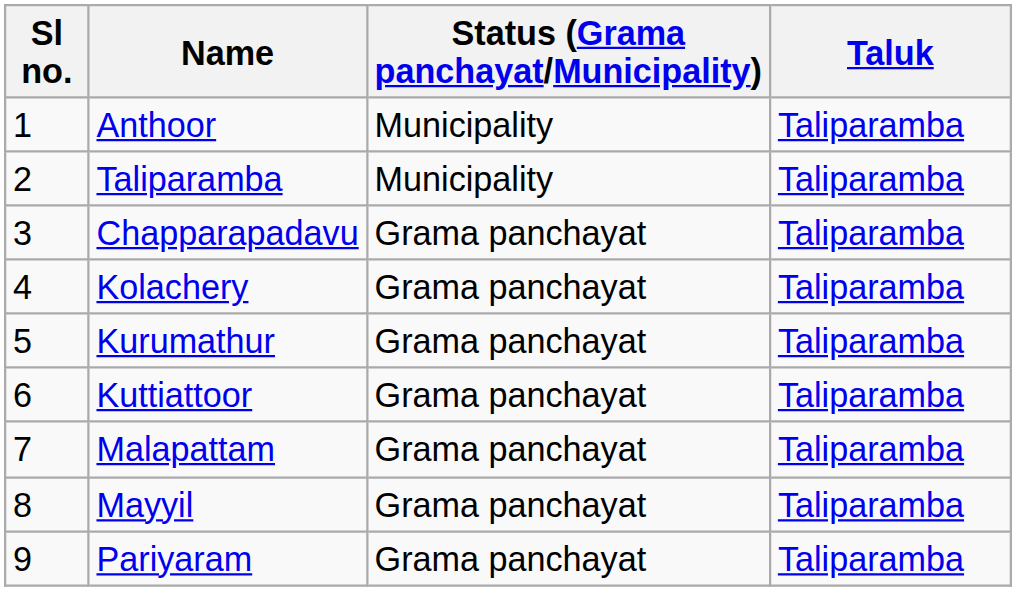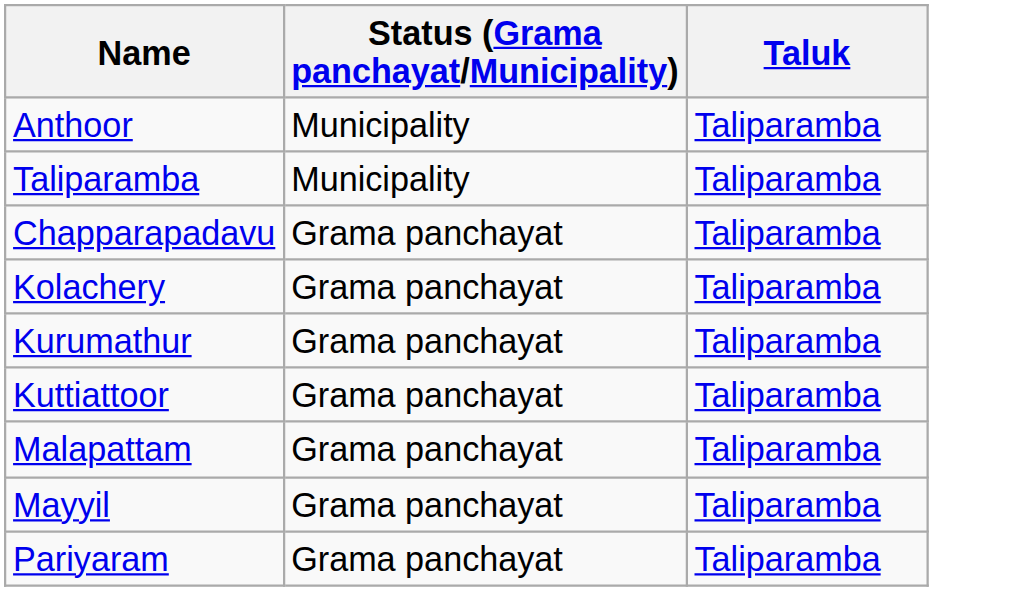- column: (47, 52)
